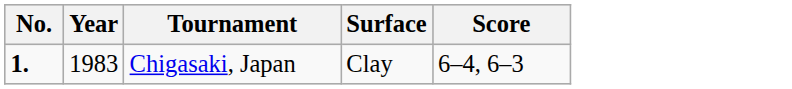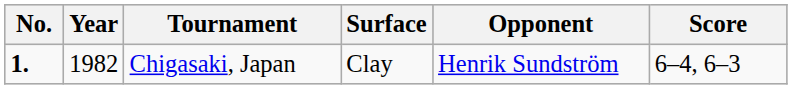+ column: (541, 23)
(94, 63) 1983 -> (94, 63) 1982
